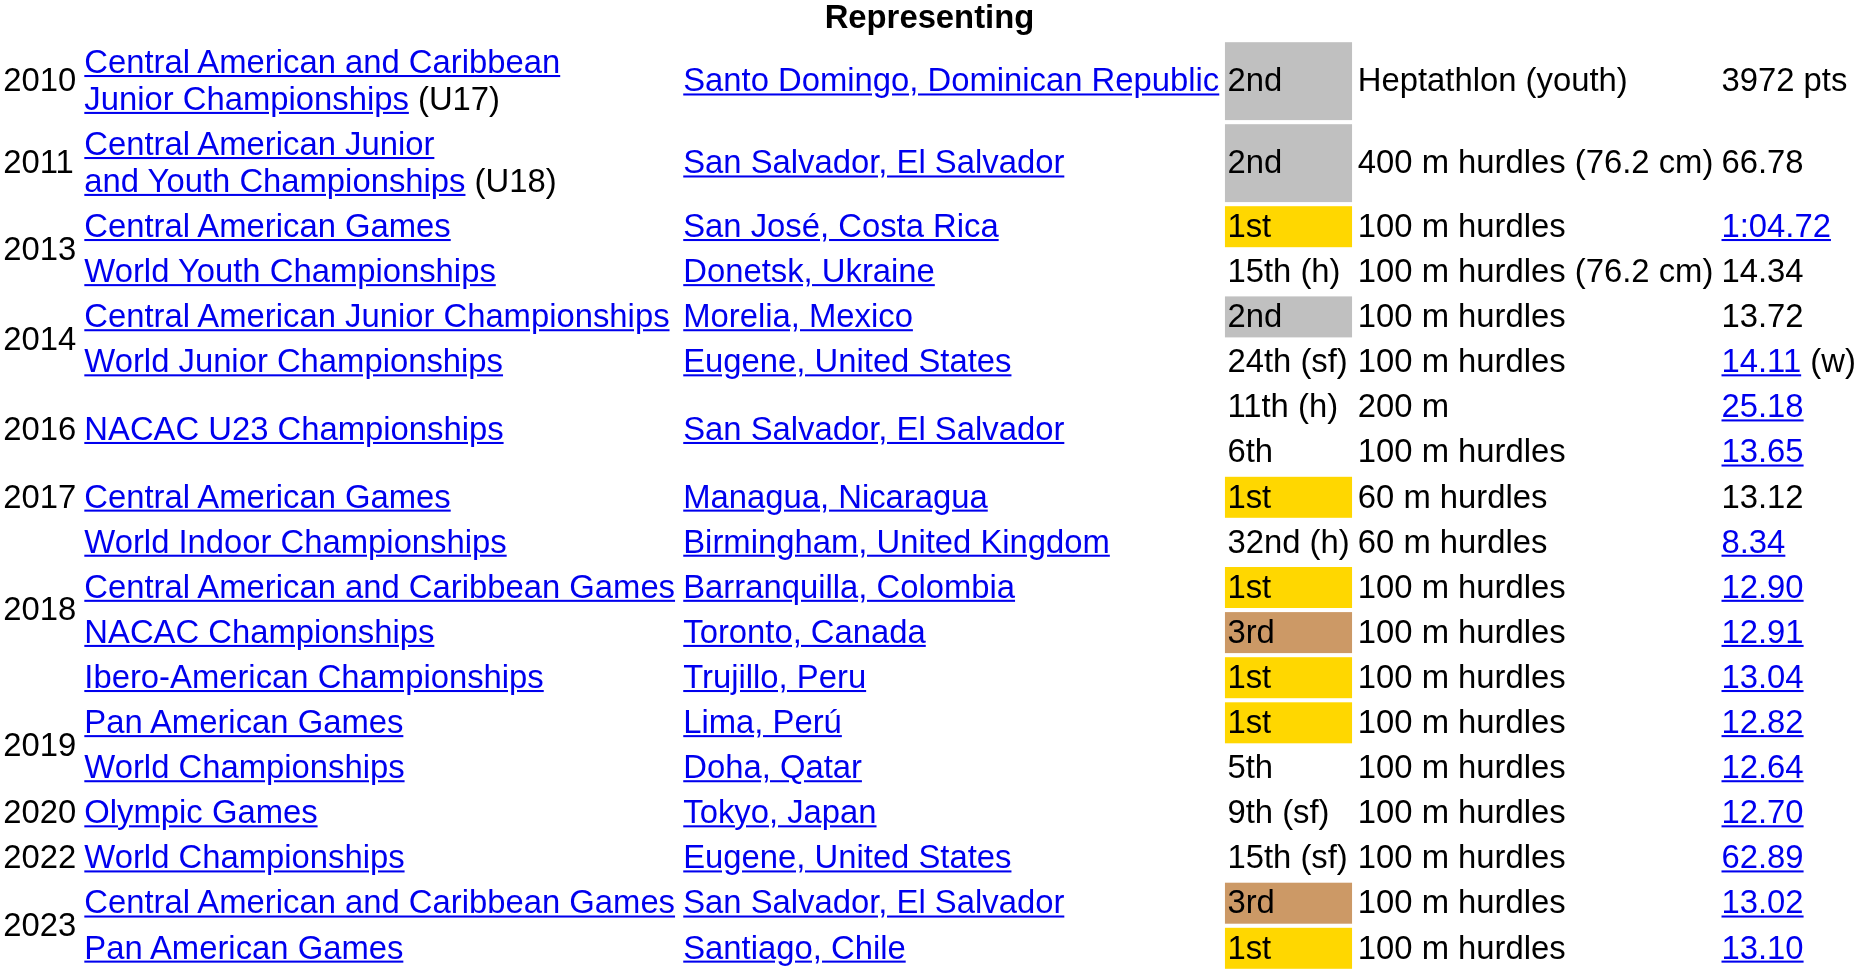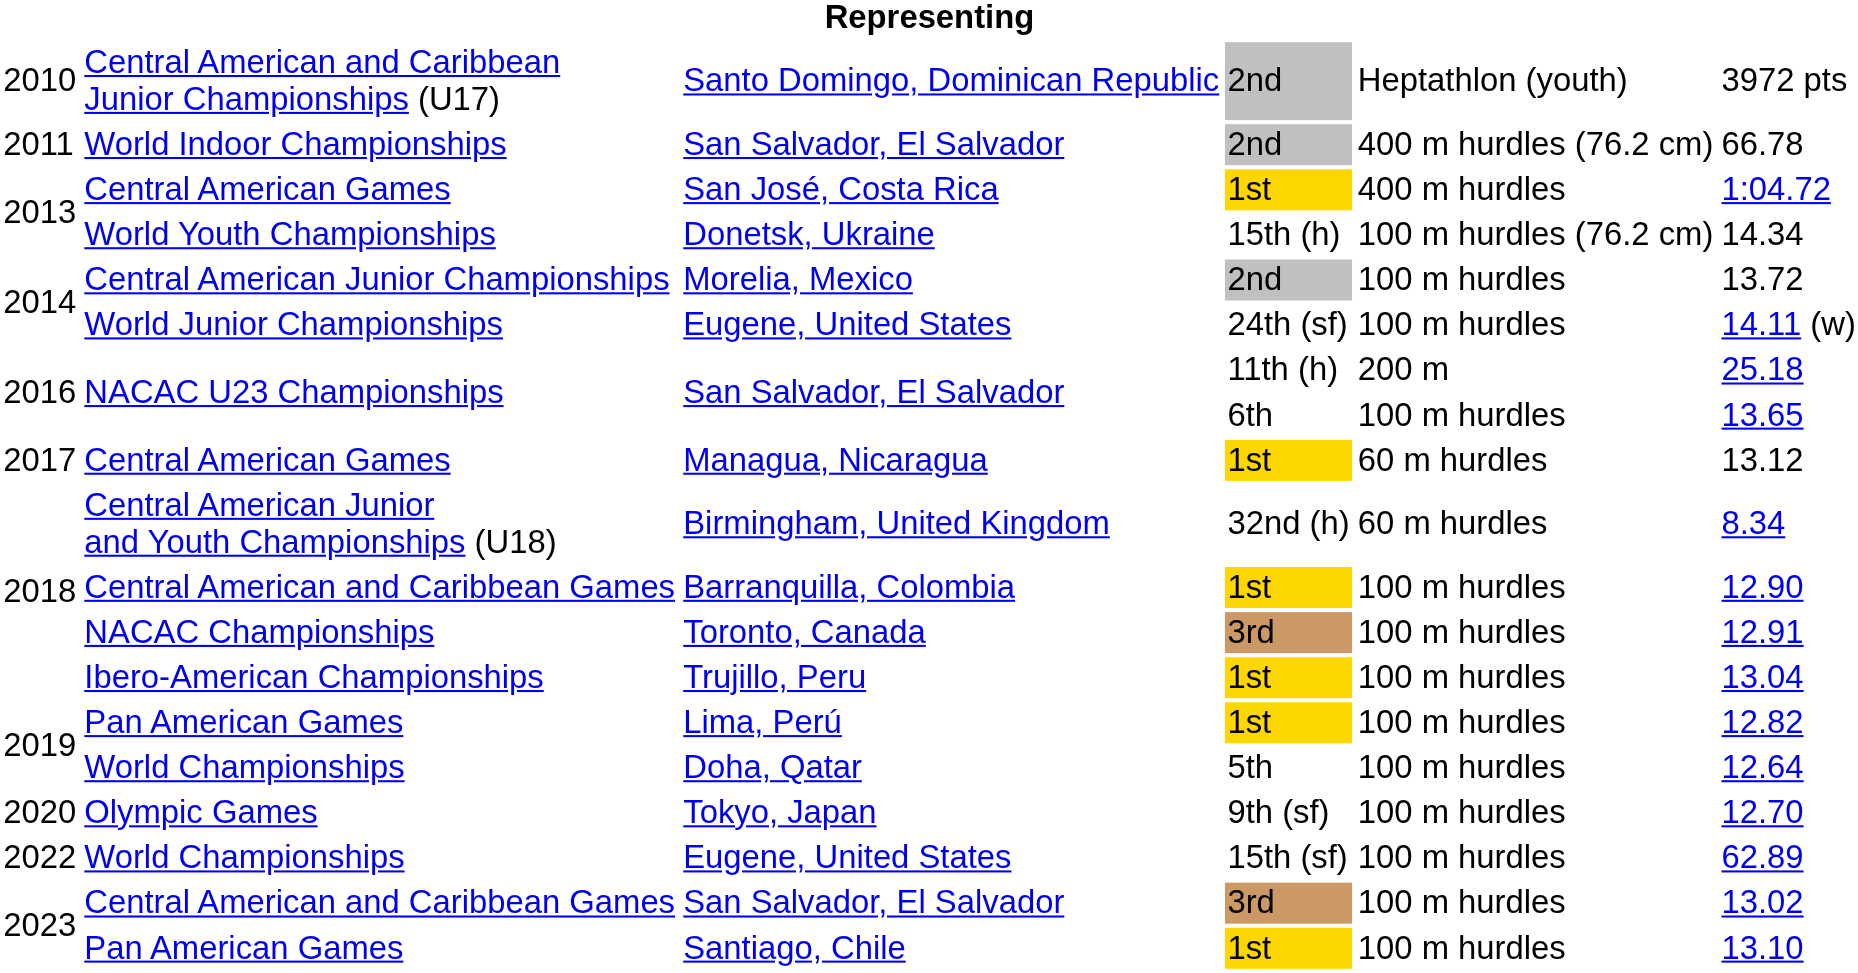(320, 162) Central American Junior and Youth Championships (U18) -> (295, 144) World Indoor Championships
(1462, 226) 100 m hurdles -> (1462, 189) 400 m hurdles
(295, 541) World Indoor Championships -> (320, 523) Central American Junior and Youth Championships (U18)
